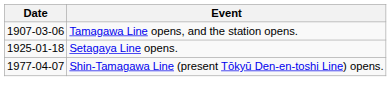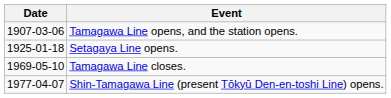+ row: (128, 66)
